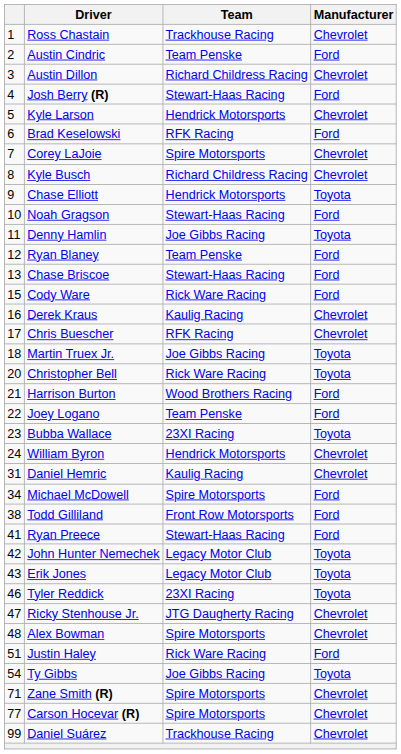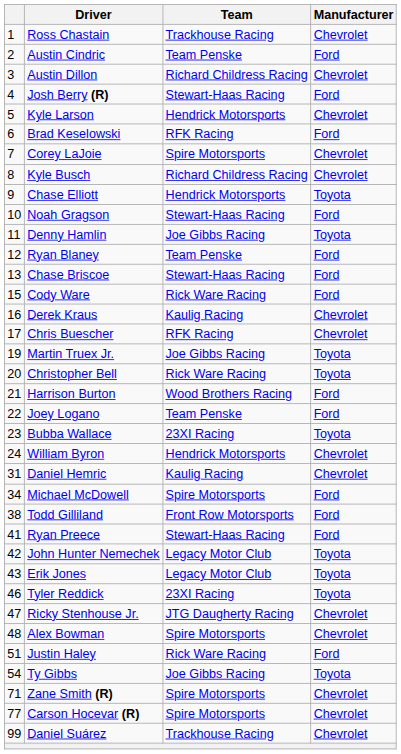(14, 354) 18 -> (14, 354) 19
